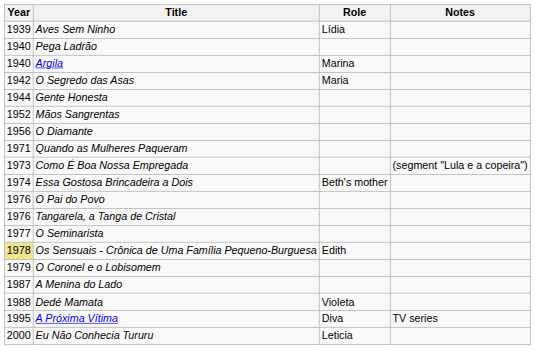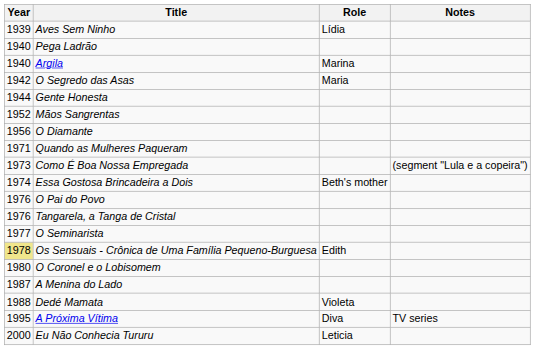(19, 268) 1979 -> (19, 268) 1980
